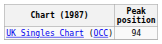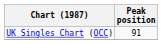(136, 33) 94 -> (136, 33) 91
